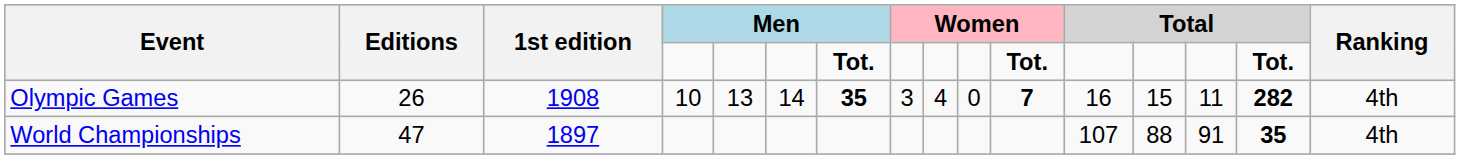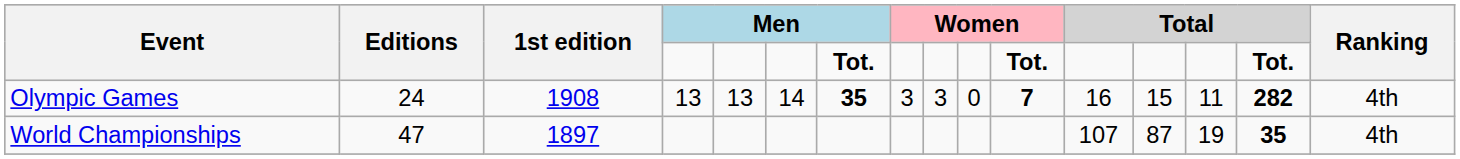(411, 98) 26 -> (411, 98) 24
(688, 98) 10 -> (688, 98) 13
(941, 98) 4 -> (941, 98) 3
(1159, 136) 88 -> (1159, 136) 87
(1211, 136) 91 -> (1211, 136) 19
